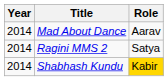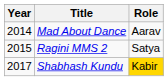(19, 48) 2014 -> (19, 48) 2015
(19, 66) 2014 -> (19, 66) 2017
